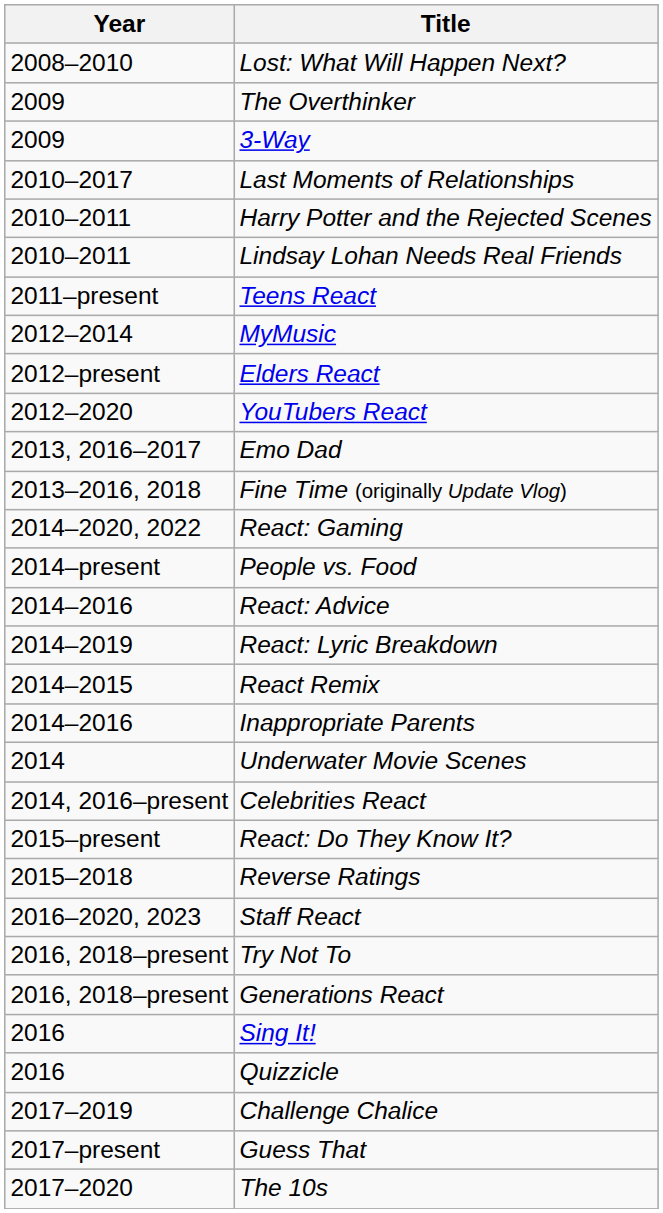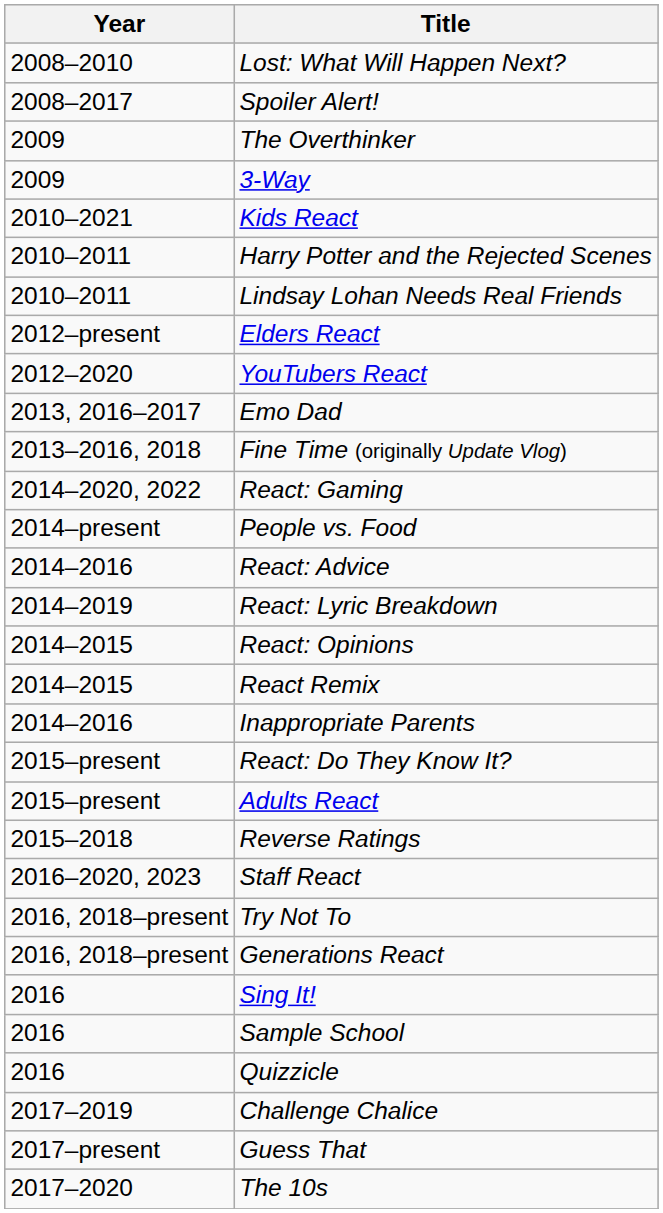+ row: (309, 101)
- row: (407, 179)
+ row: (299, 218)
- row: (308, 295)
- row: (288, 334)
+ row: (327, 645)
- row: (383, 761)
- row: (333, 800)
+ row: (309, 800)
+ row: (322, 1033)
